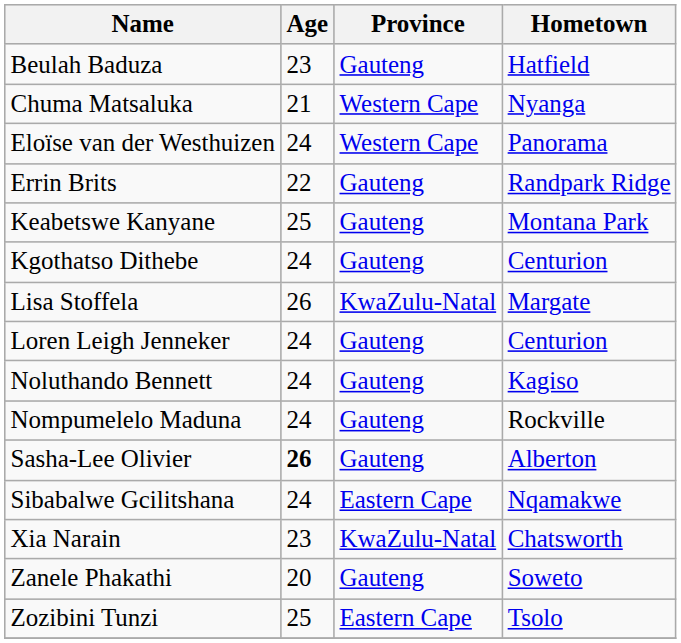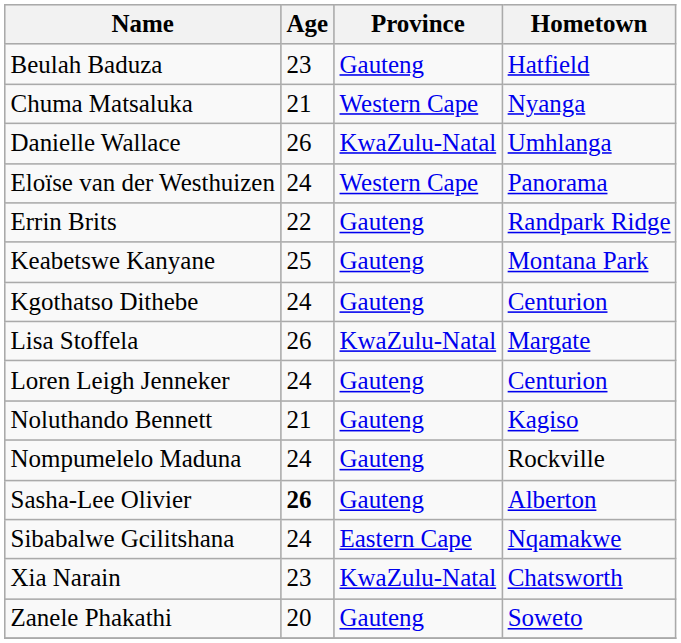+ row: (96, 143)
(299, 380) 24 -> (299, 420) 21
- row: (84, 618)
